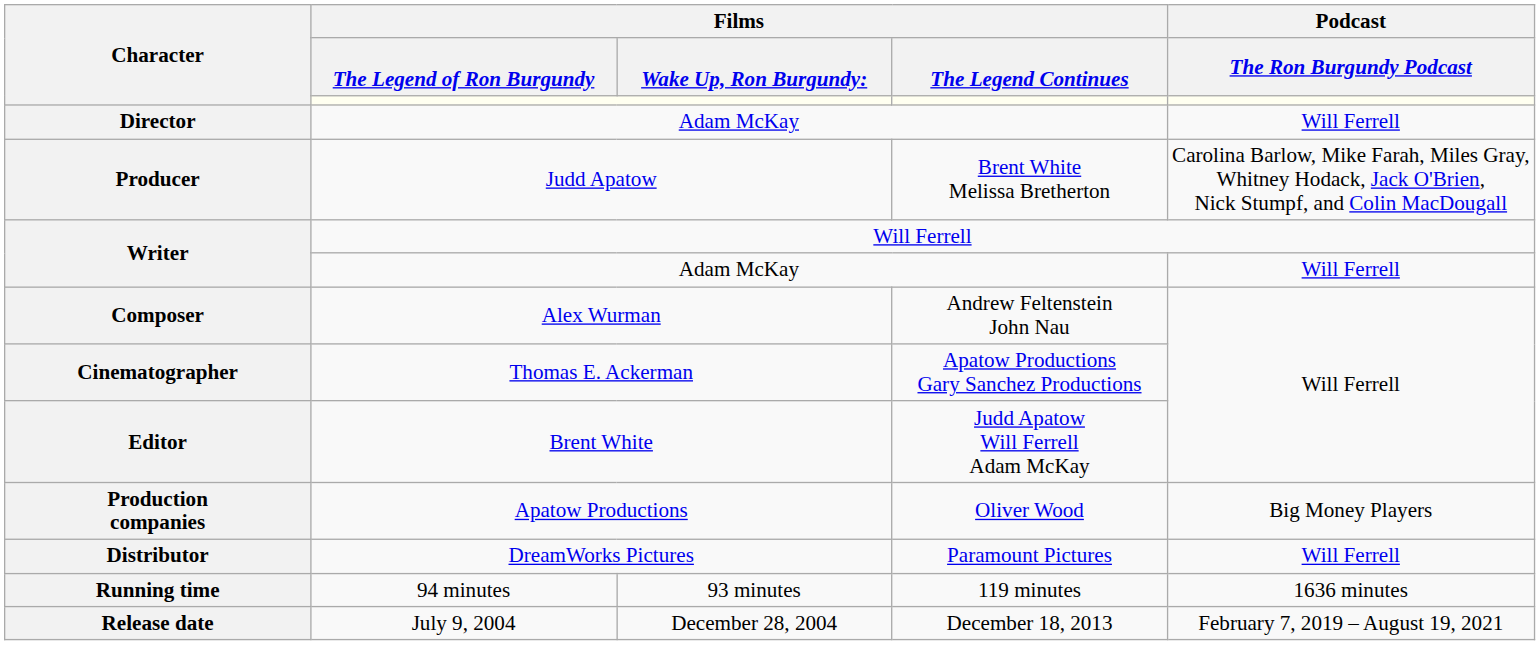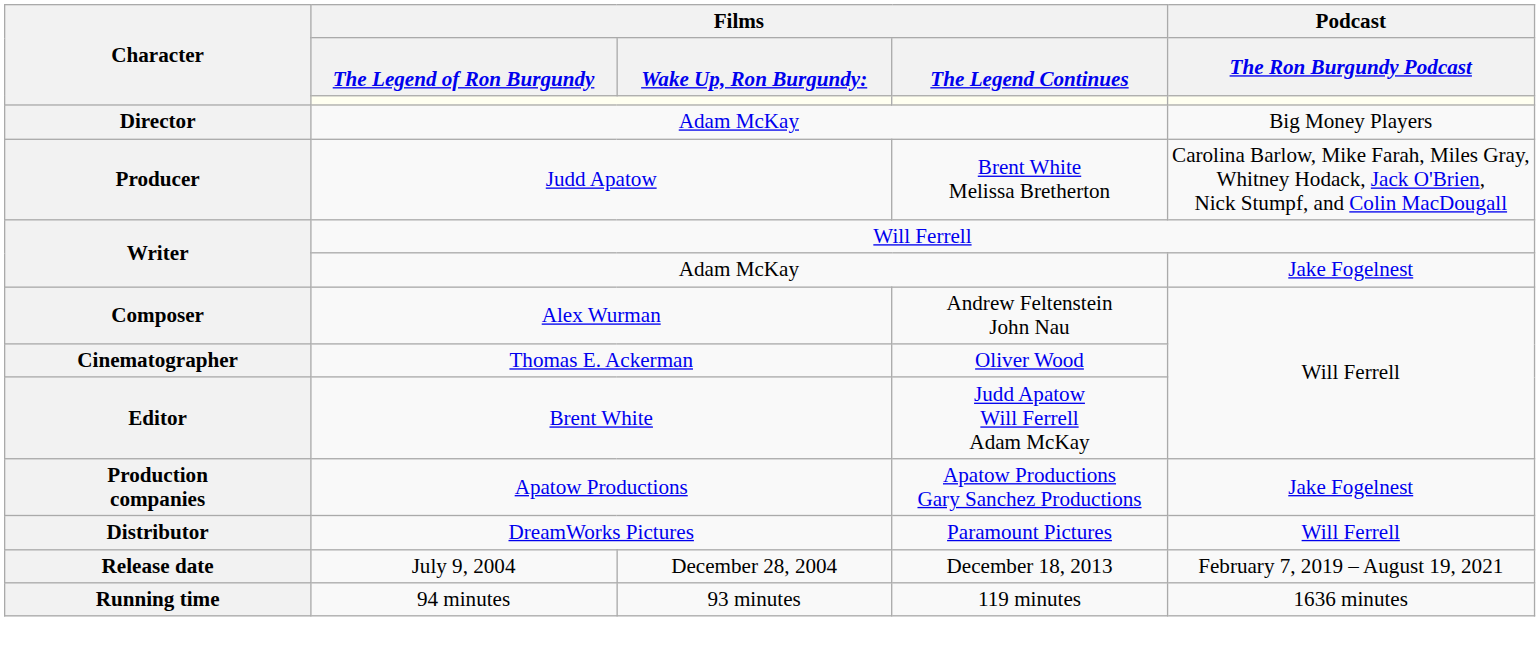(1351, 121) Will Ferrell -> (1351, 121) Big Money Players
(1351, 269) Will Ferrell -> (1351, 269) Jake Fogelnest
(1030, 372) Apatow Productions Gary Sanchez Productions -> (1029, 360) Oliver Wood
(1029, 510) Oliver Wood -> (1030, 486) Apatow Productions Gary Sanchez Productions
(1351, 510) Big Money Players -> (1351, 486) Jake Fogelnest
rows swapped: (158, 589) <-> (158, 623)
